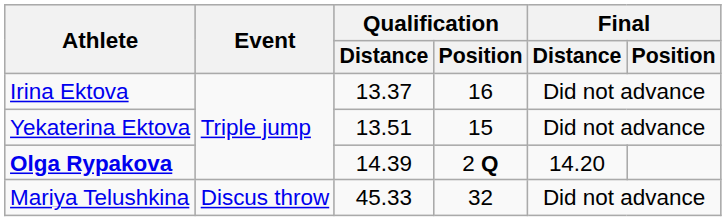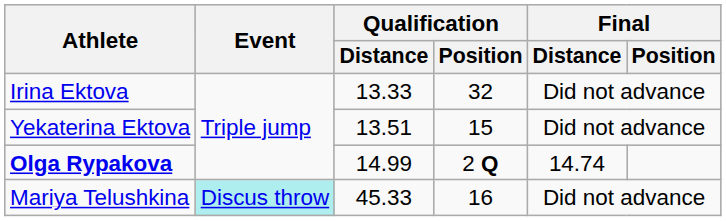(384, 92) 13.37 -> (384, 92) 13.33
(480, 92) 16 -> (480, 92) 32
(384, 163) 14.39 -> (384, 163) 14.99
(577, 163) 14.20 -> (577, 163) 14.74
(265, 198) no background -> (265, 198) paleturquoise background
(480, 198) 32 -> (480, 198) 16
